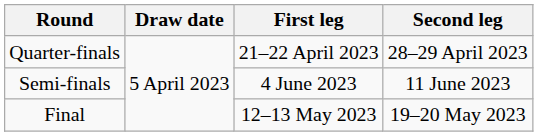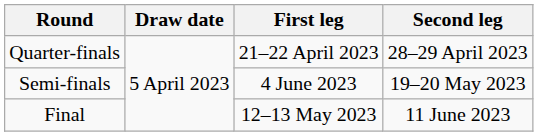(458, 83) 11 June 2023 -> (458, 83) 19–20 May 2023
(458, 114) 19–20 May 2023 -> (458, 114) 11 June 2023
